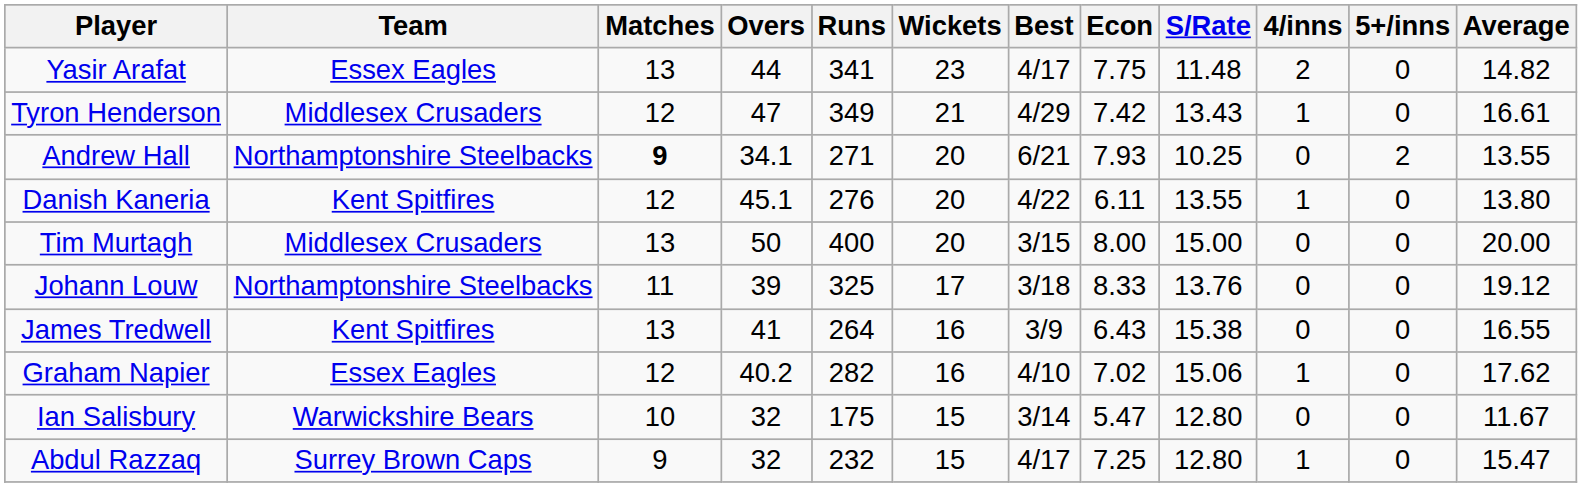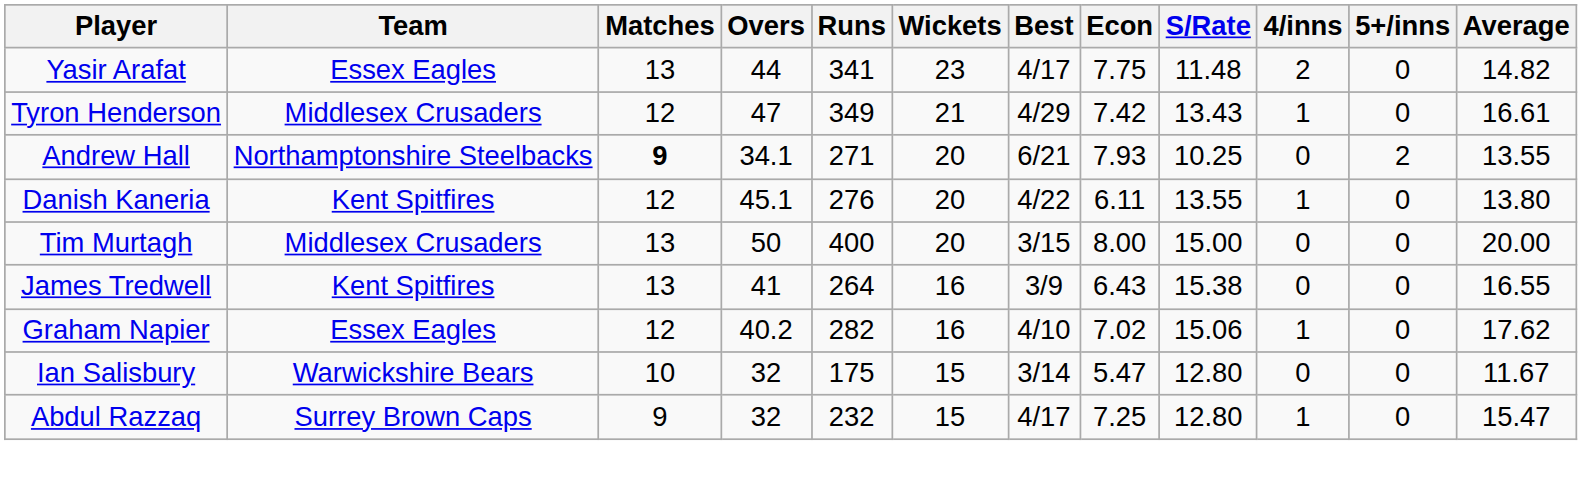- row: (116, 286)
